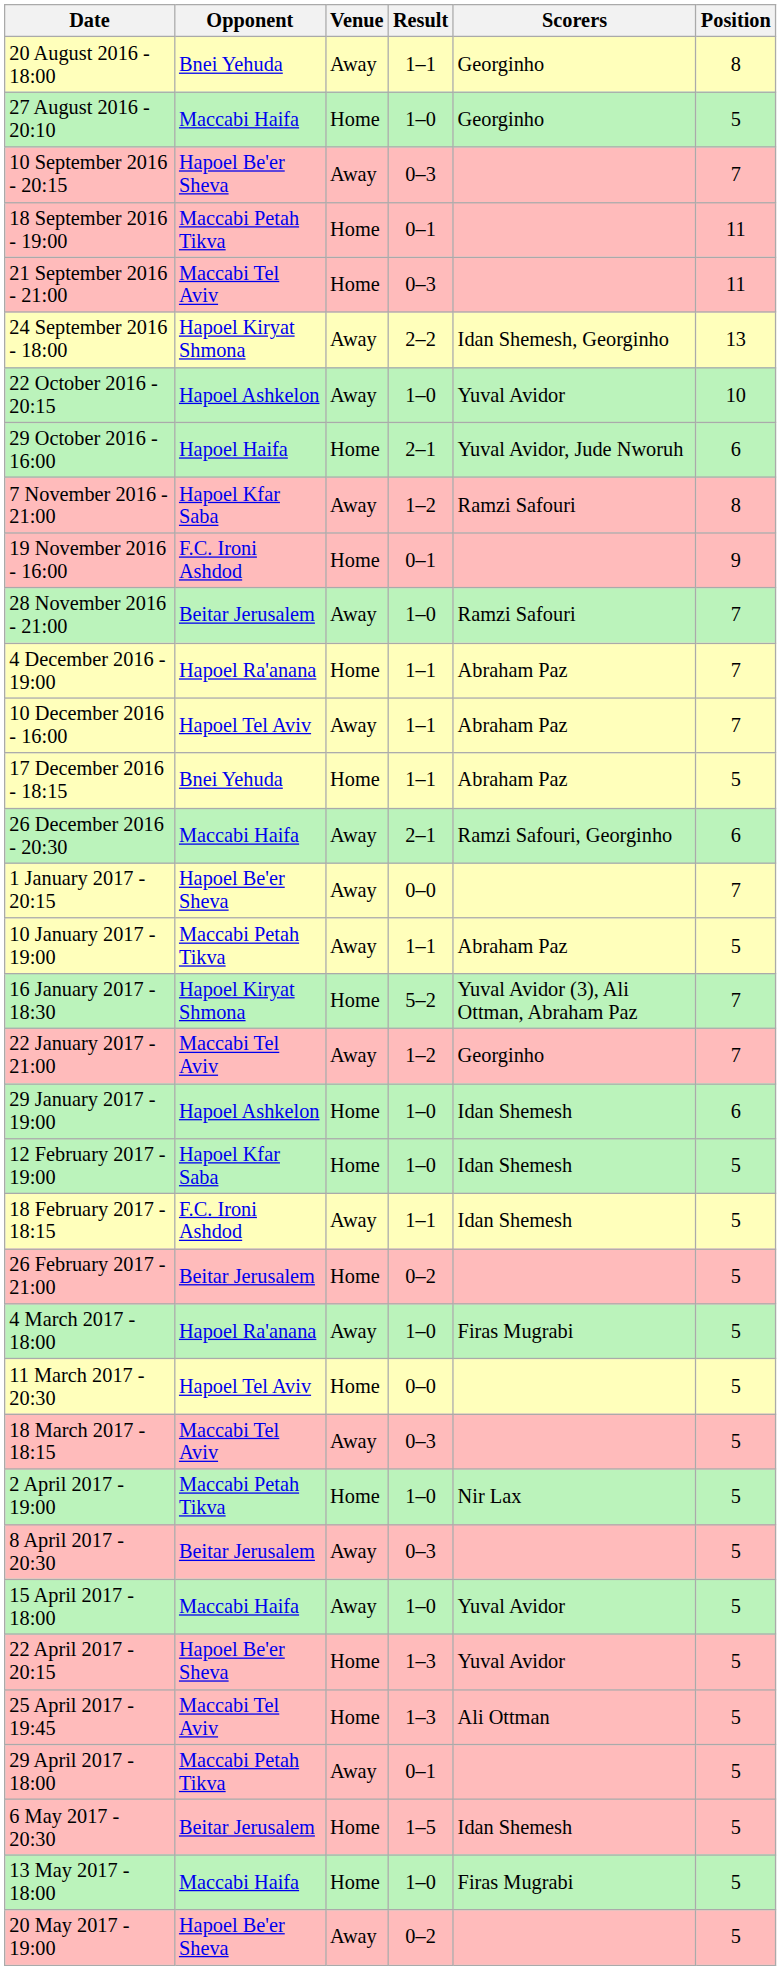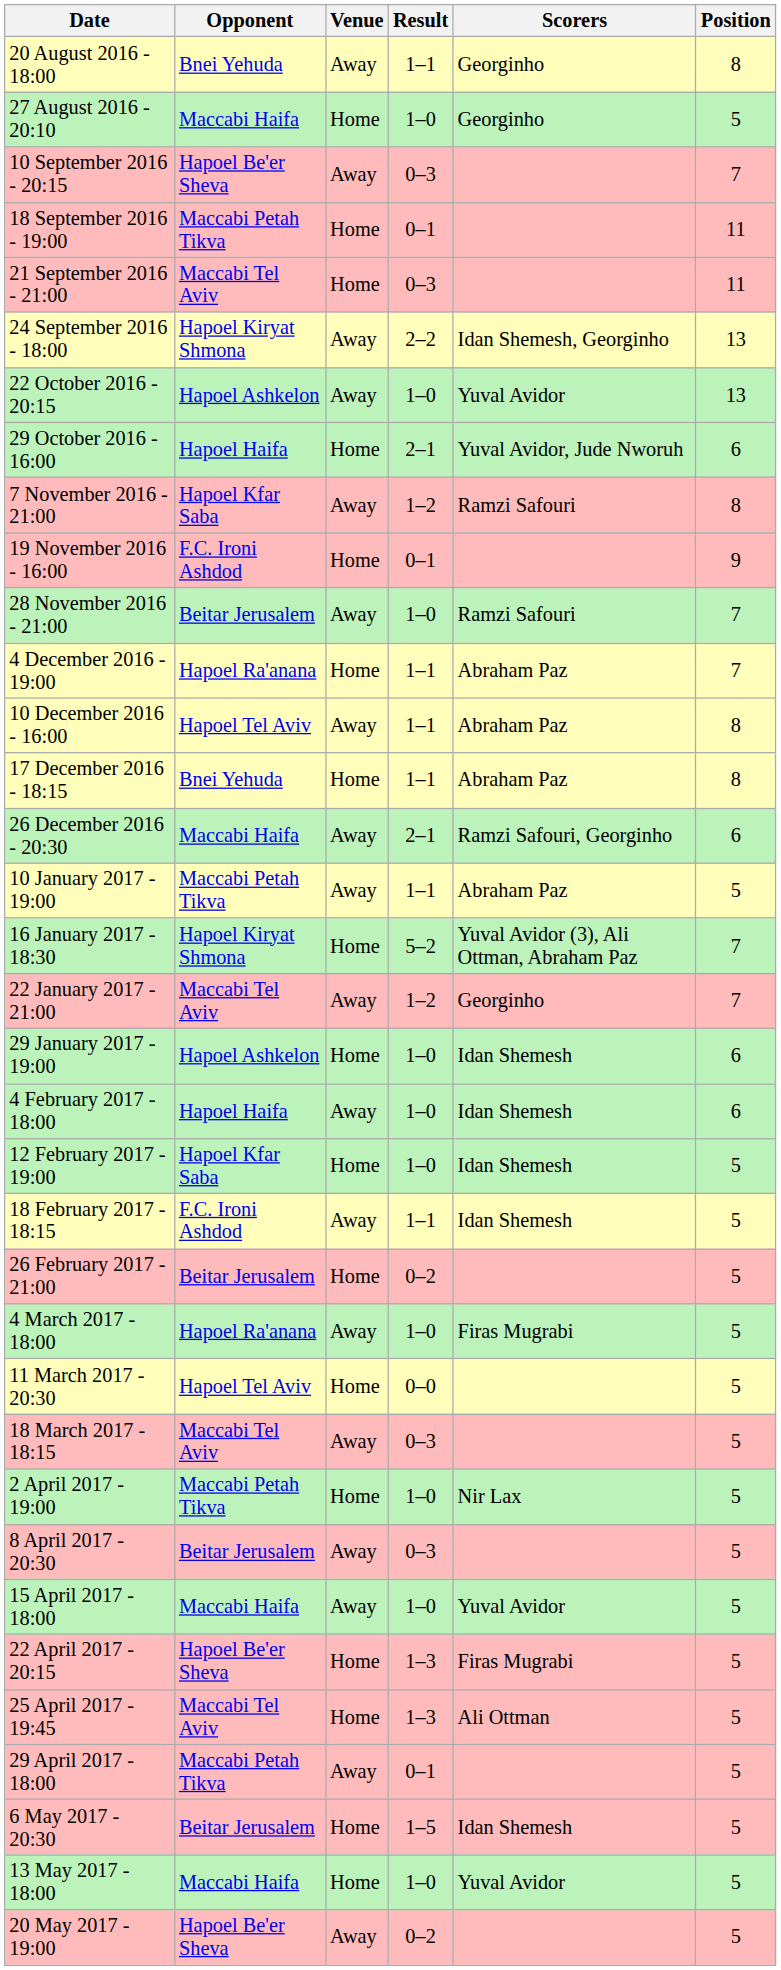(736, 394) 10 -> (736, 394) 13
(736, 725) 7 -> (736, 725) 8
(736, 780) 5 -> (736, 780) 8
- row: (77, 890)
+ row: (82, 1110)
(511, 1661) Yuval Avidor -> (515, 1661) Firas Mugrabi
(515, 1882) Firas Mugrabi -> (511, 1882) Yuval Avidor
